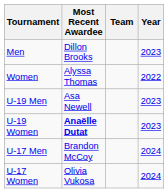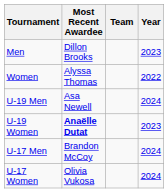(151, 102) 2023 -> (151, 102) 2024
